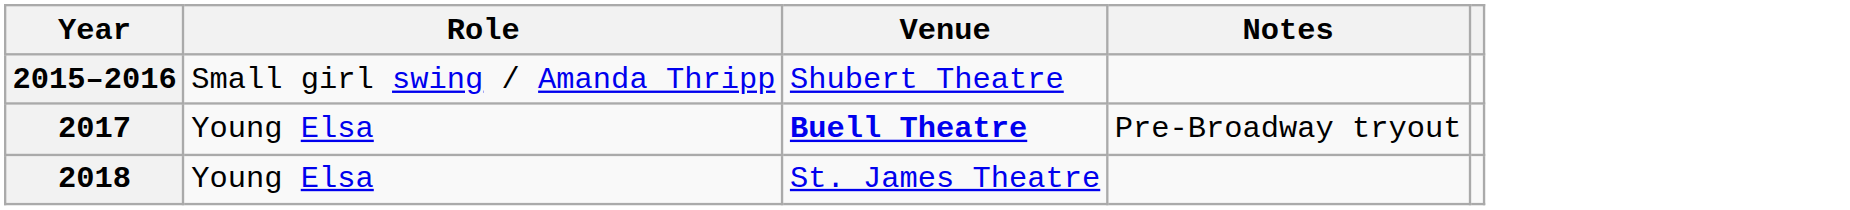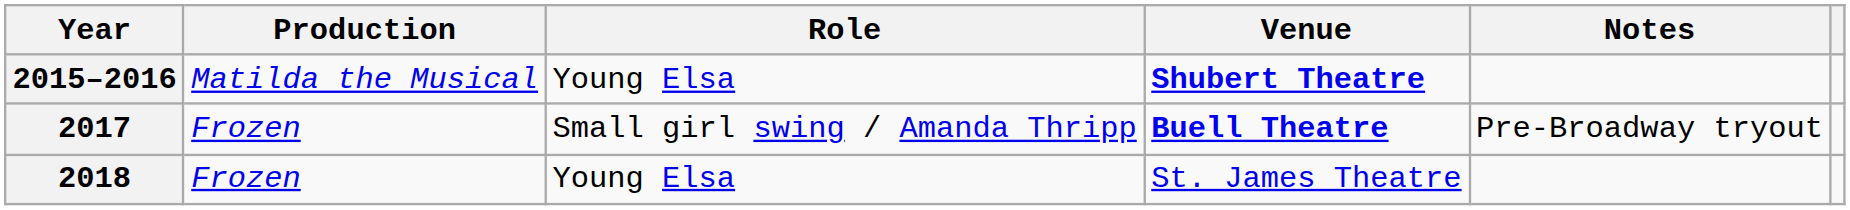+ column: (365, 30)
(483, 80) Small girl swing / Amanda Thripp -> (644, 80) Young Elsa
(927, 80) normal -> (1288, 80) bold
(282, 129) Young Elsa -> (845, 129) Small girl swing / Amanda Thripp
